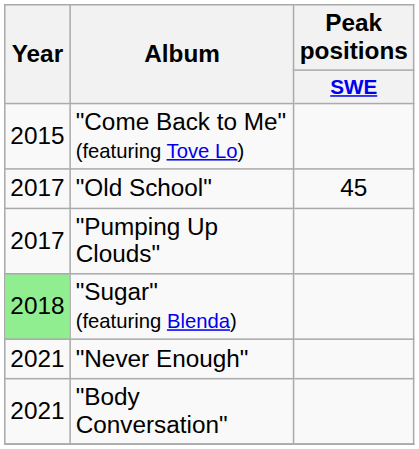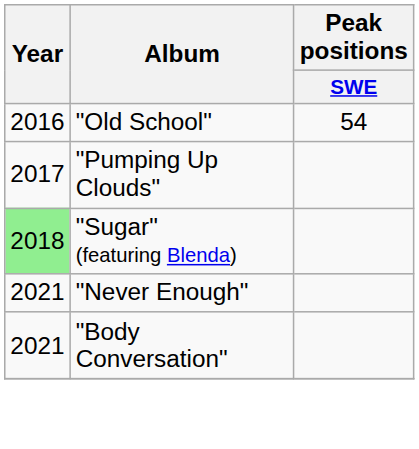- row: (181, 135)
(37, 188) 2017 -> (37, 122) 2016
(354, 188) 45 -> (354, 122) 54
